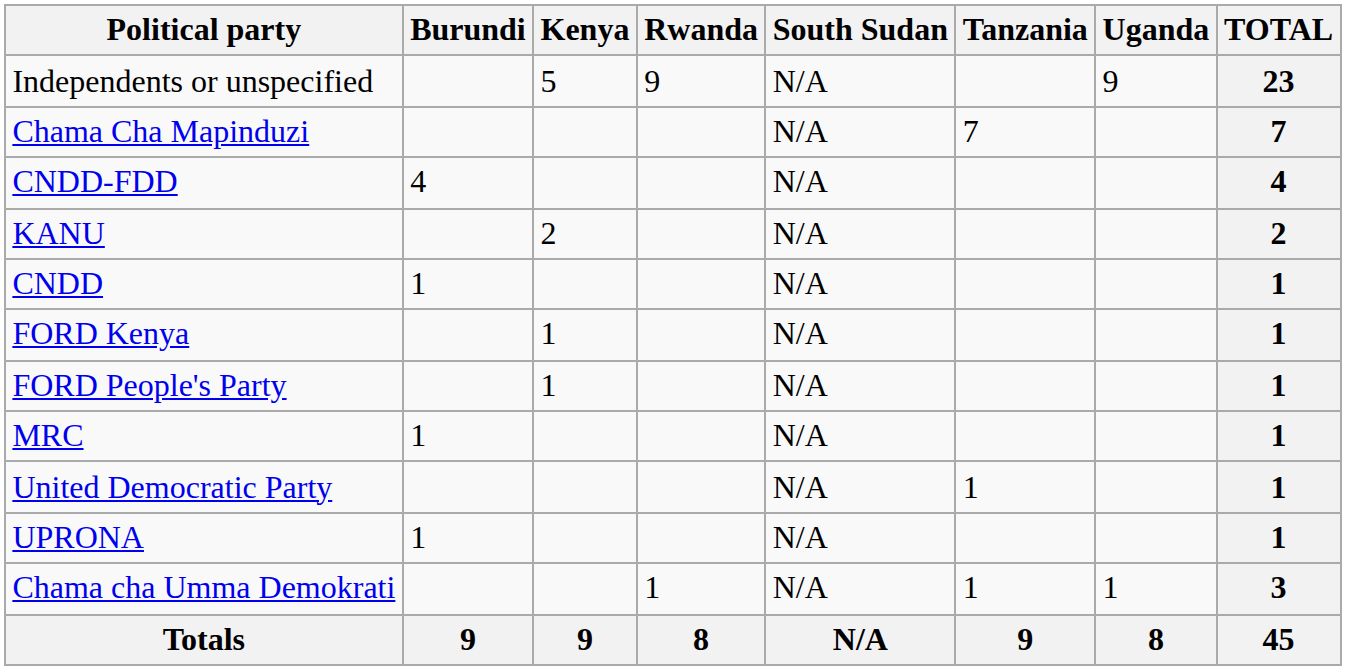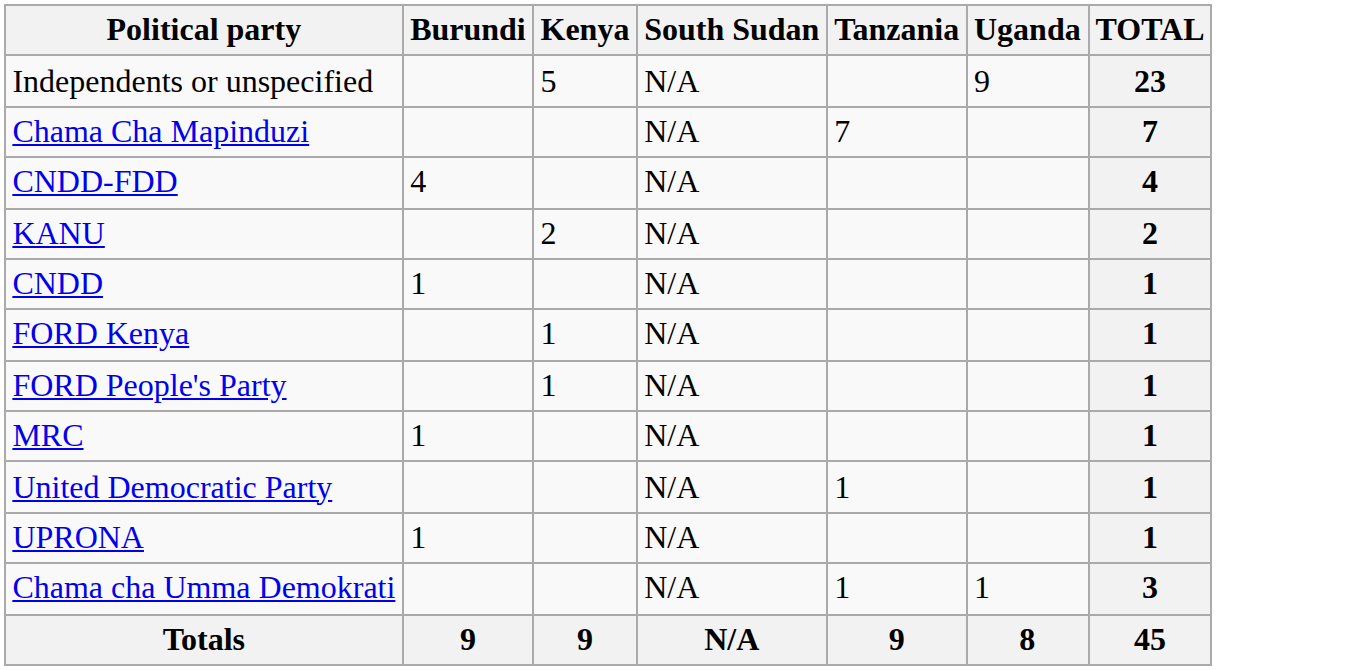- column: (701, 29)
